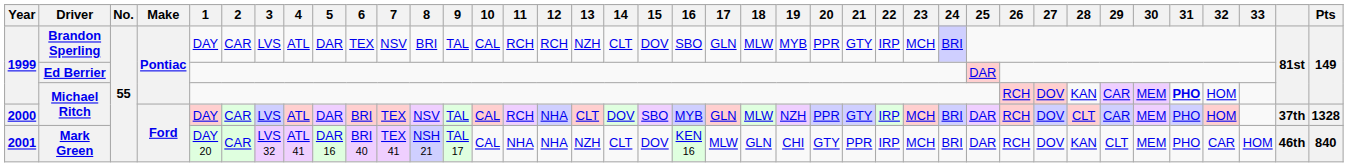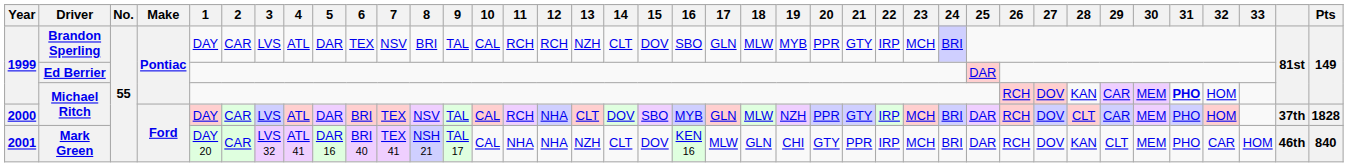(1326, 115) 1328 -> (1326, 115) 1828
